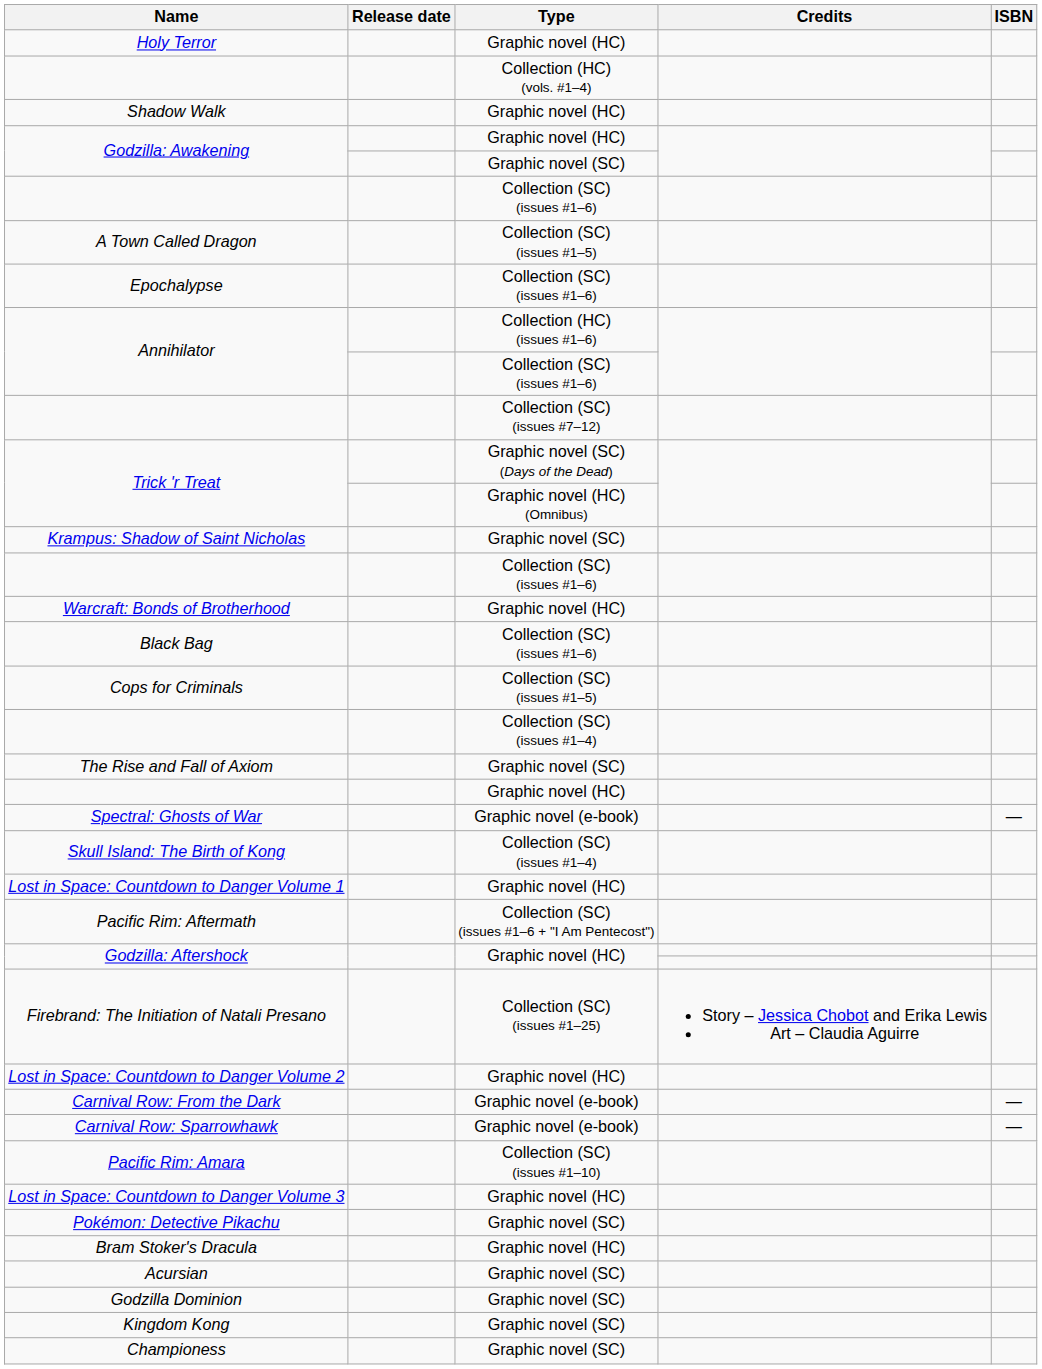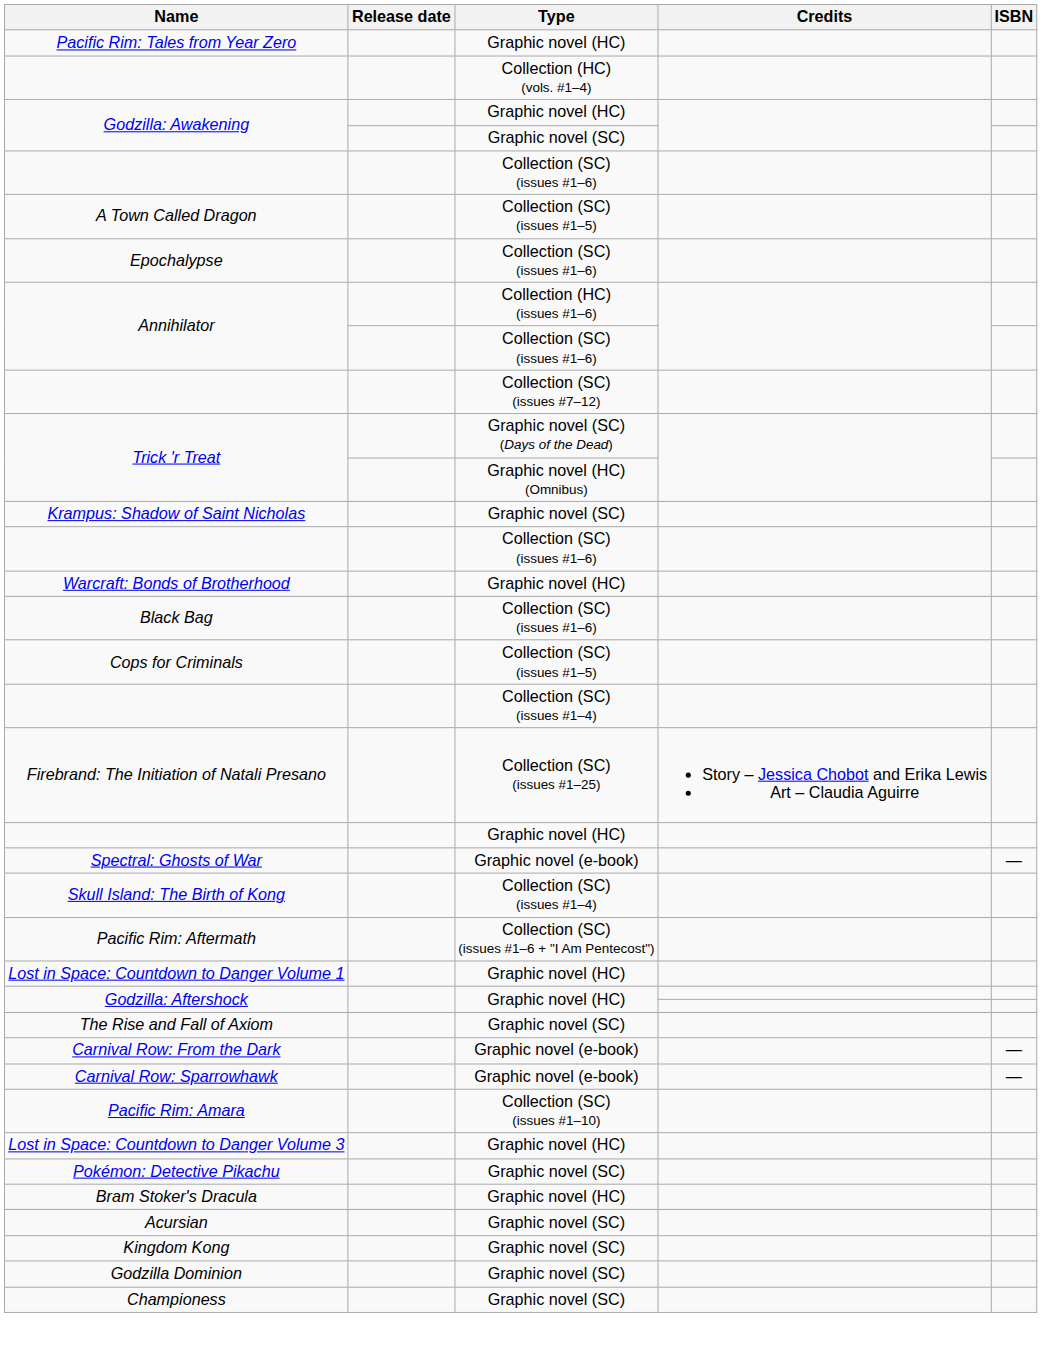- row: (176, 42)
+ row: (176, 42)
- row: (176, 112)
rows swapped: (176, 766) <-> (176, 1016)
rows swapped: (176, 921) <-> (176, 886)
- row: (176, 1076)
rows swapped: (176, 1299) <-> (176, 1325)
